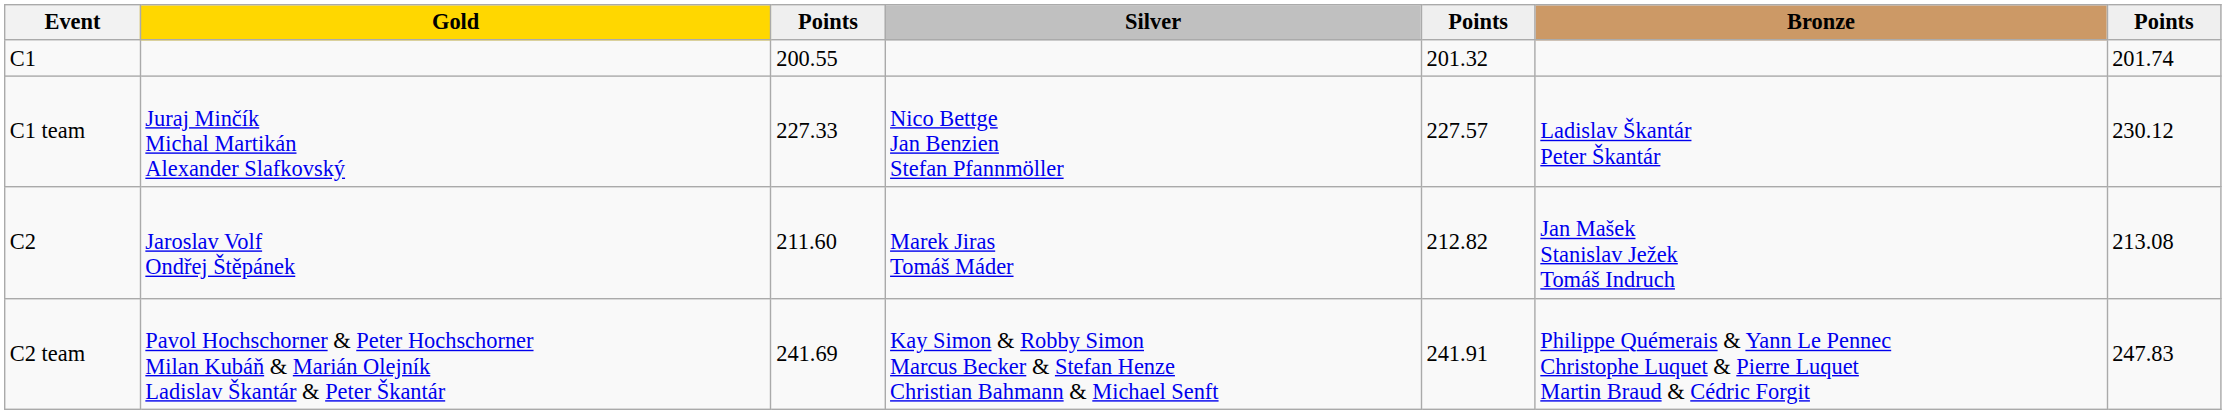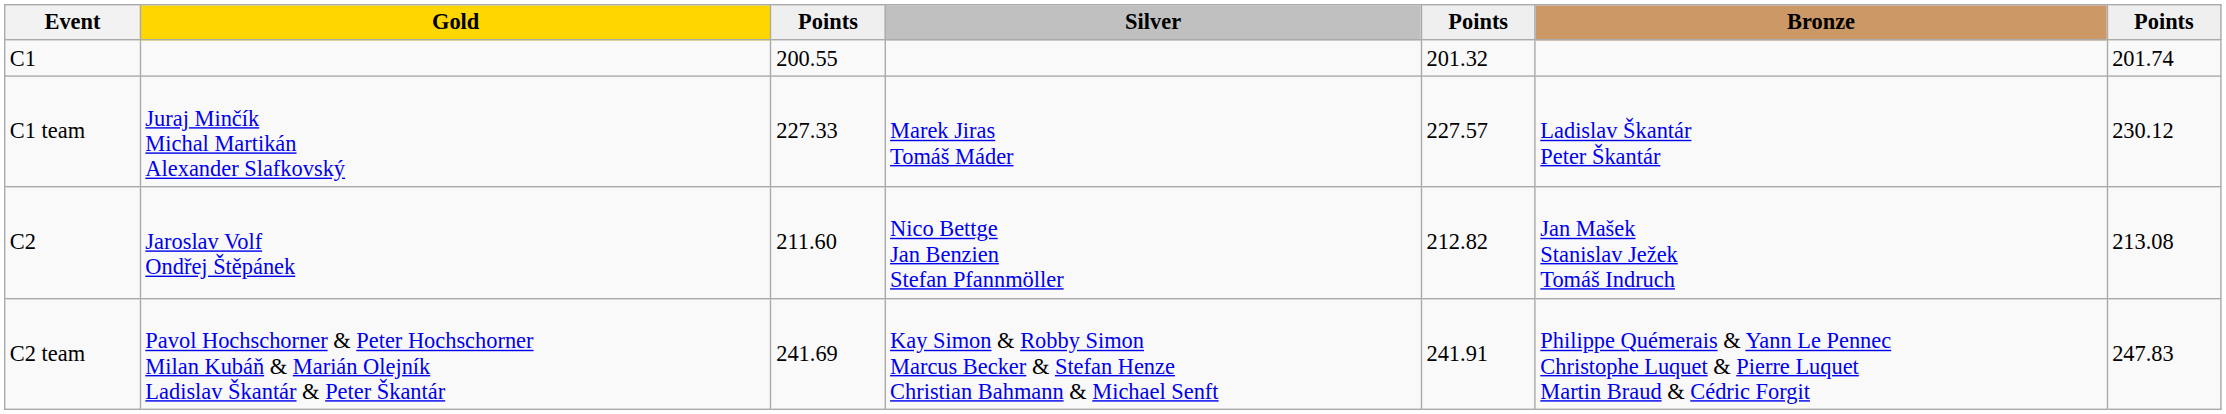(977, 143) Nico Bettge Jan Benzien Stefan Pfannmöller -> (952, 143) Marek Jiras Tomáš Máder
(952, 254) Marek Jiras Tomáš Máder -> (977, 254) Nico Bettge Jan Benzien Stefan Pfannmöller
